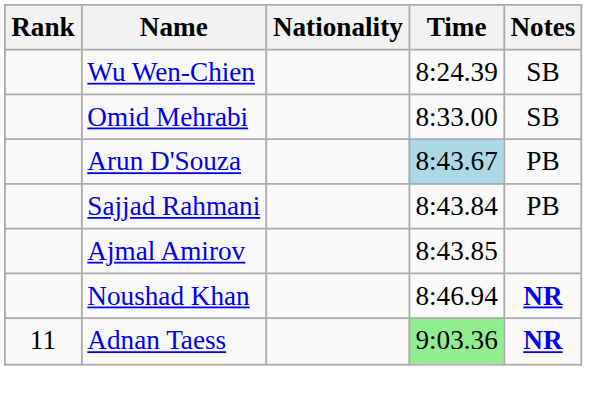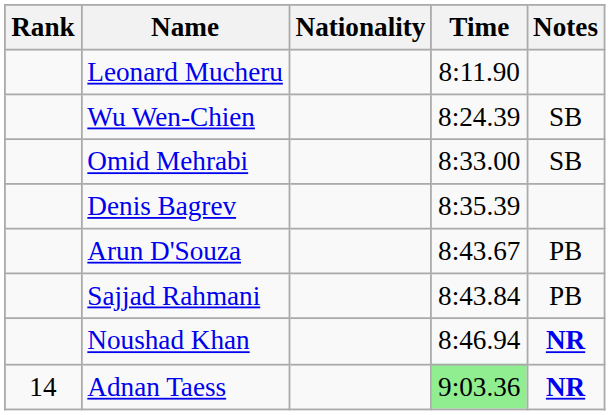+ row: (185, 71)
+ row: (162, 206)
(457, 161) lightblue background -> (479, 251) no background
- row: (166, 251)
(43, 341) 11 -> (43, 386) 14
